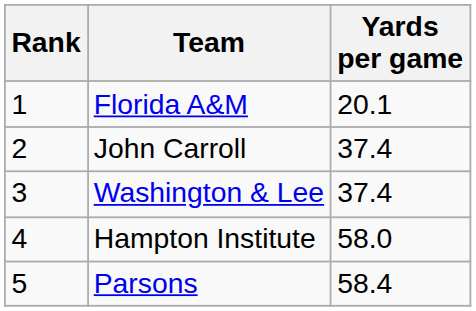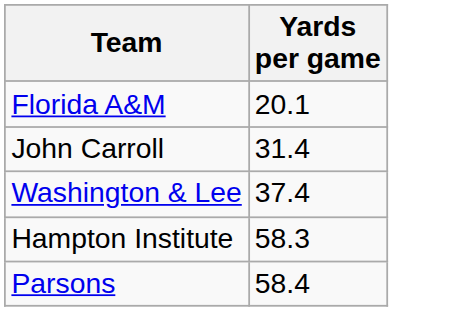- column: (46, 42)
(365, 148) 37.4 -> (282, 148) 31.4
(365, 238) 58.0 -> (282, 238) 58.3
